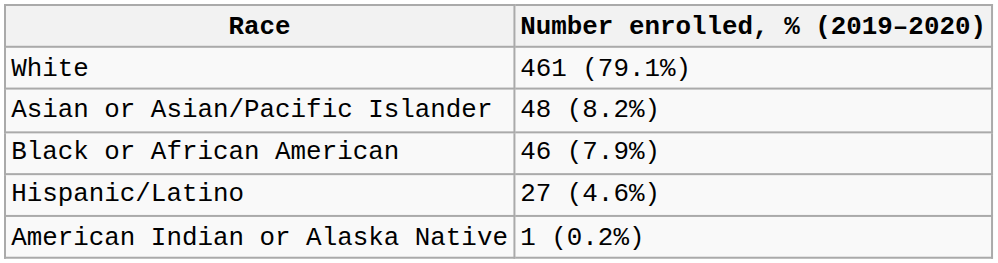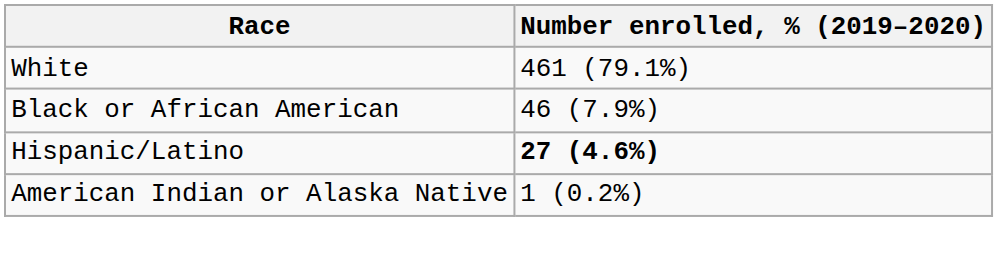- row: (252, 110)
(590, 195) normal -> (590, 153) bold
